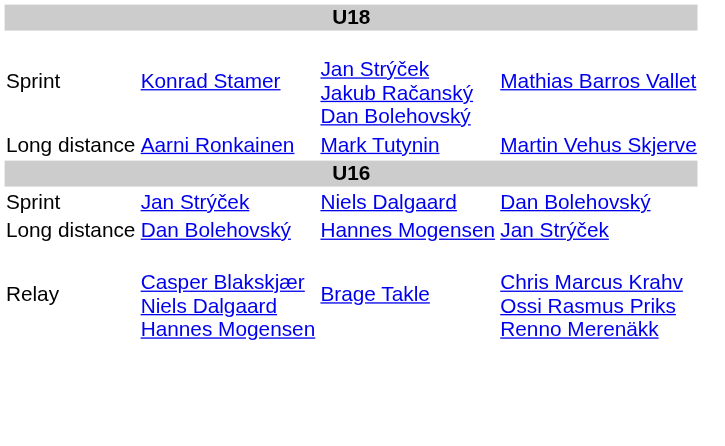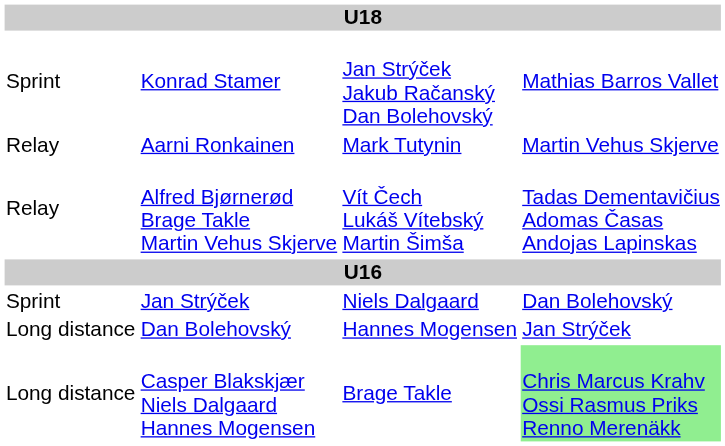(71, 144) Long distance -> (32, 144) Relay
+ row: (239, 220)
(32, 294) Relay -> (71, 393) Long distance
(592, 306) no background -> (613, 404) lightgreen background
